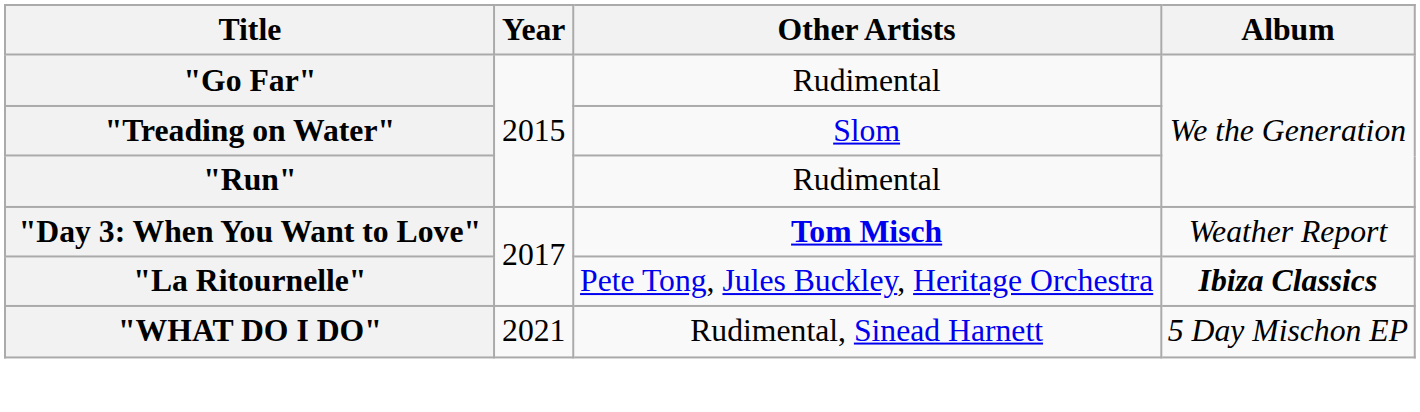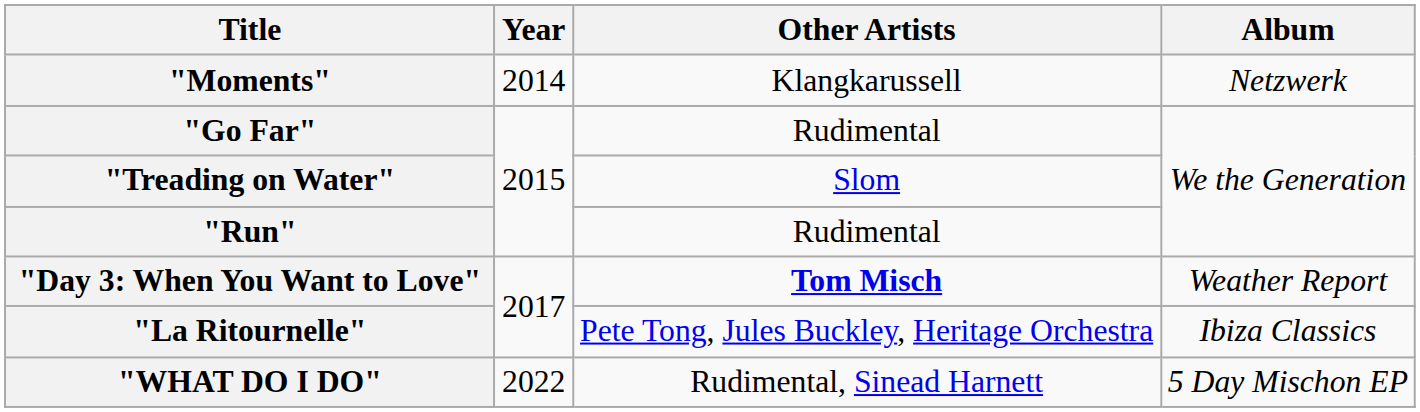+ row: (250, 79)
(1288, 280) bold -> (1288, 331) normal
(534, 331) 2021 -> (534, 381) 2022
